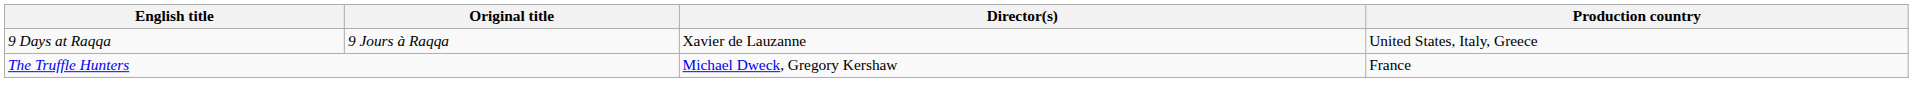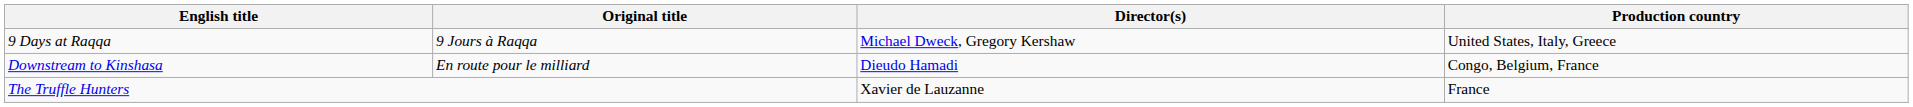(744, 41) Xavier de Lauzanne -> (968, 41) Michael Dweck, Gregory Kershaw
+ row: (85, 65)
(790, 65) Michael Dweck, Gregory Kershaw -> (922, 89) Xavier de Lauzanne
